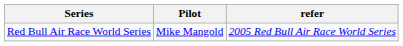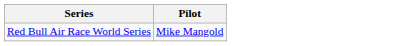- column: (312, 13)
